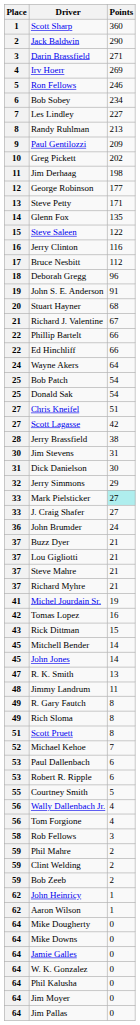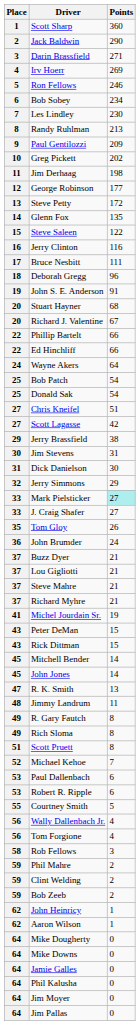(116, 115) 227 -> (116, 115) 230
(116, 203) 171 -> (116, 203) 172
(116, 262) 112 -> (116, 262) 111
(17, 321) 21 -> (17, 321) 20
(17, 439) 28 -> (17, 439) 29
+ row: (49, 527)
- row: (55, 615)
+ row: (55, 630)
- row: (59, 969)
